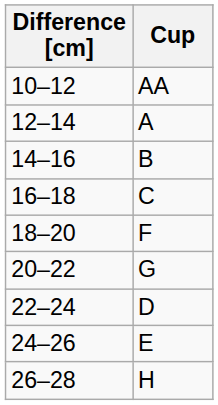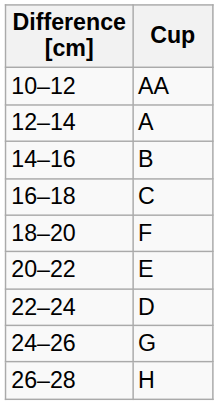(147, 269) G -> (146, 269) E
(146, 343) E -> (147, 343) G
